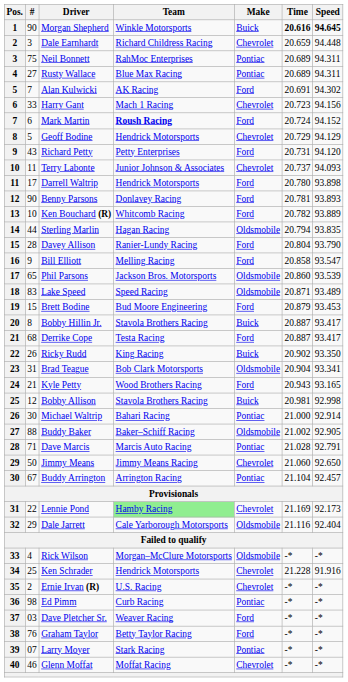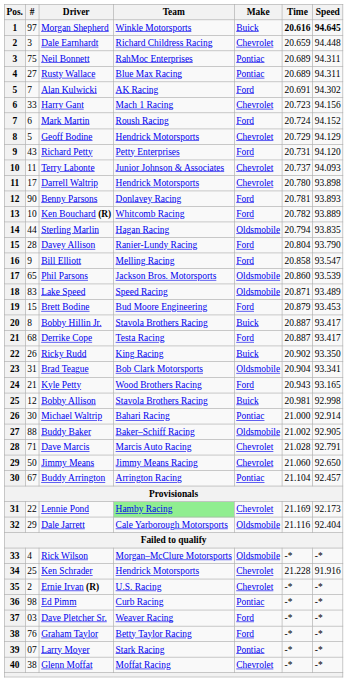(32, 27) 90 -> (32, 27) 97
(144, 121) bold -> (142, 121) normal
(245, 183) Ford -> (255, 183) Chevrolet
(250, 447) Pontiac -> (255, 447) Chevrolet
(32, 665) 46 -> (32, 665) 38
